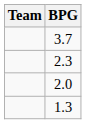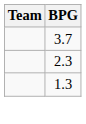- row: (63, 84)
